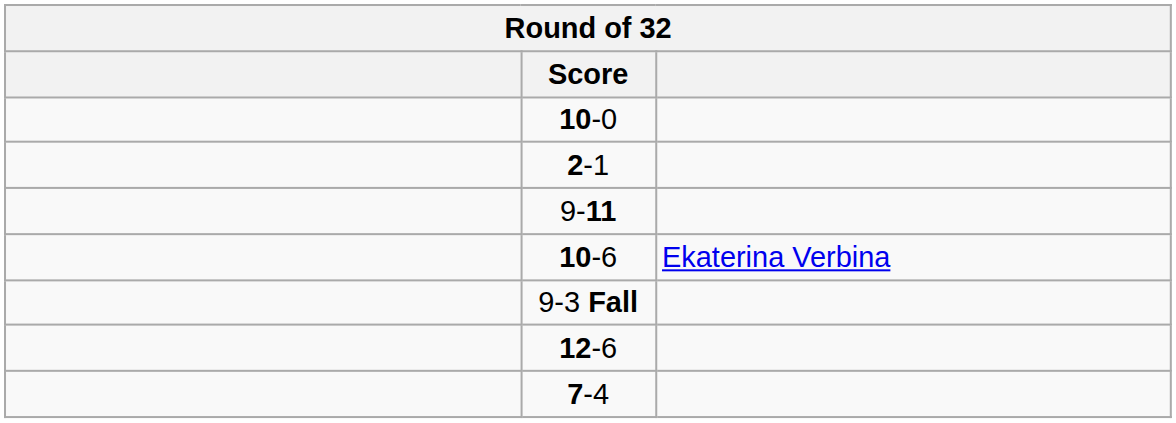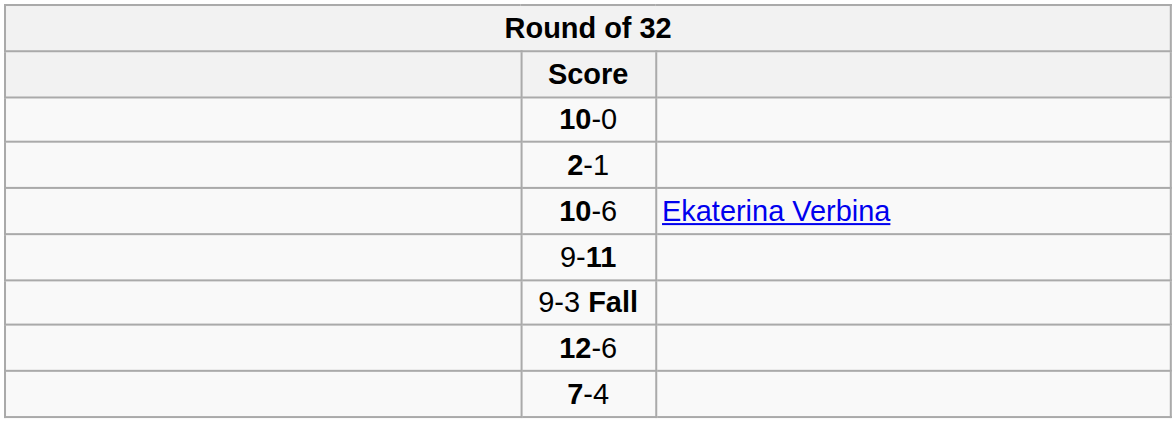rows swapped: (588, 211) <-> (588, 257)
